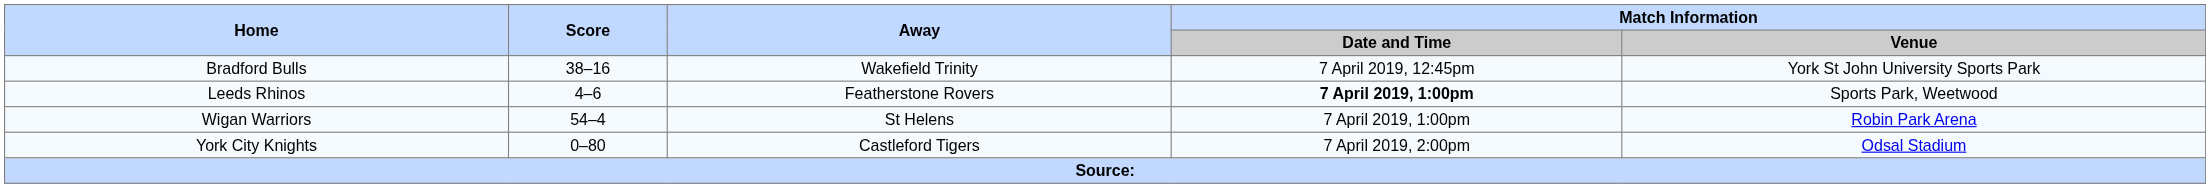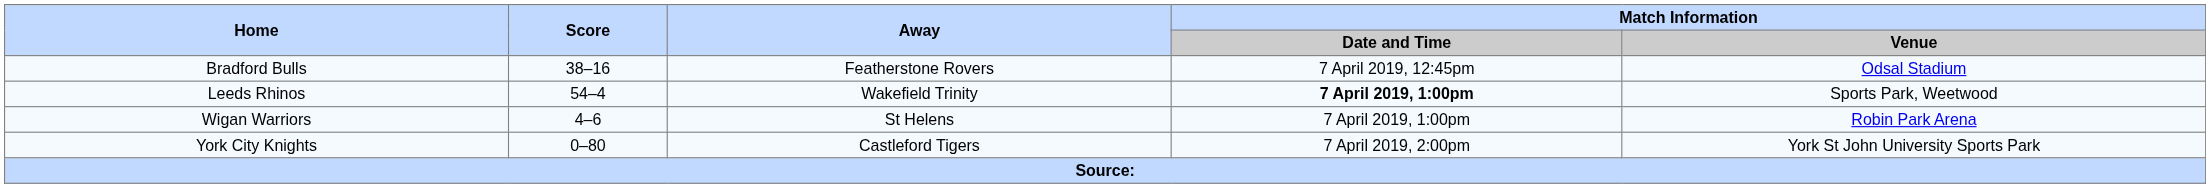(919, 68) Wakefield Trinity -> (919, 68) Featherstone Rovers
(1914, 68) York St John University Sports Park -> (1914, 68) Odsal Stadium
(588, 94) 4–6 -> (588, 94) 54–4
(919, 94) Featherstone Rovers -> (919, 94) Wakefield Trinity
(588, 119) 54–4 -> (588, 119) 4–6
(1914, 145) Odsal Stadium -> (1914, 145) York St John University Sports Park
